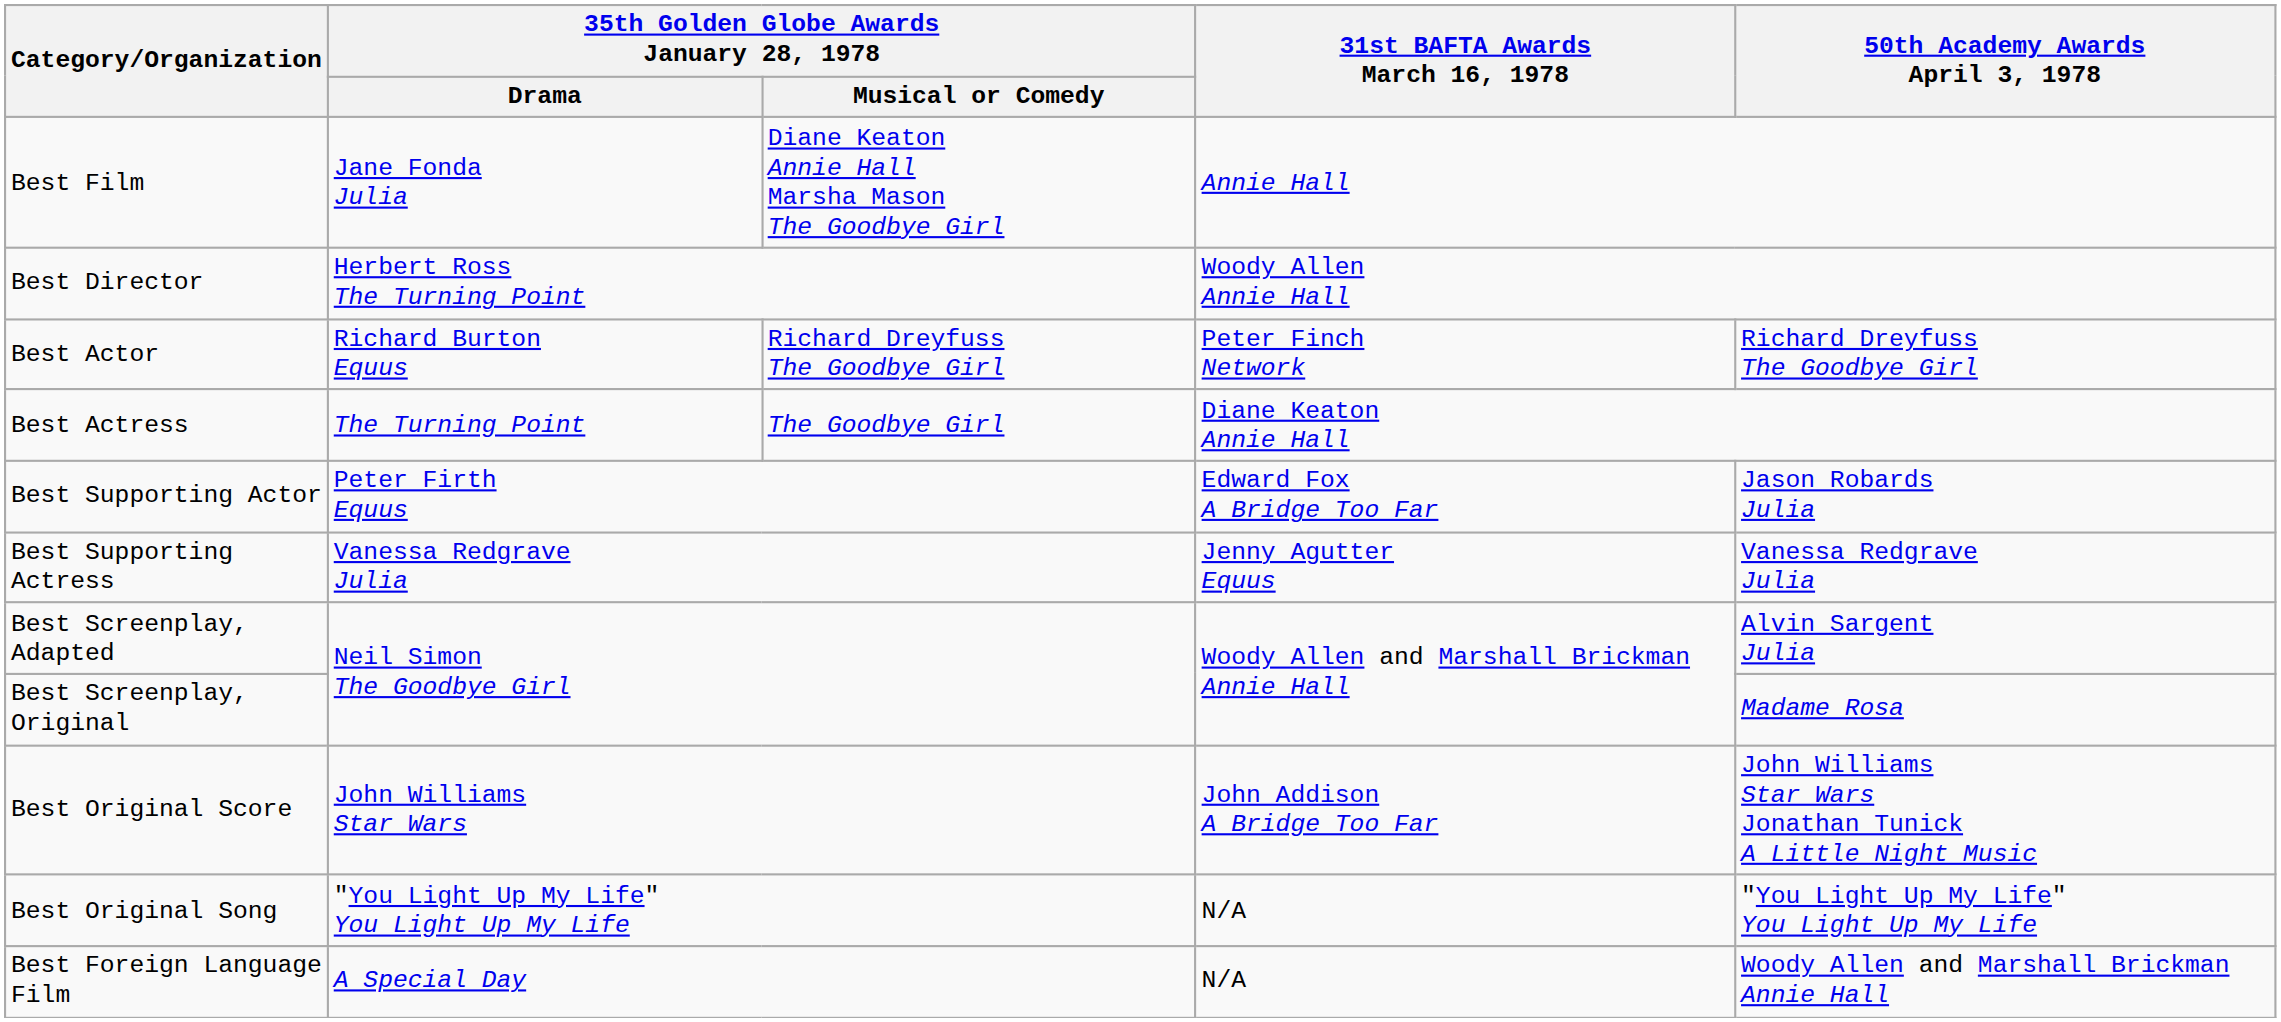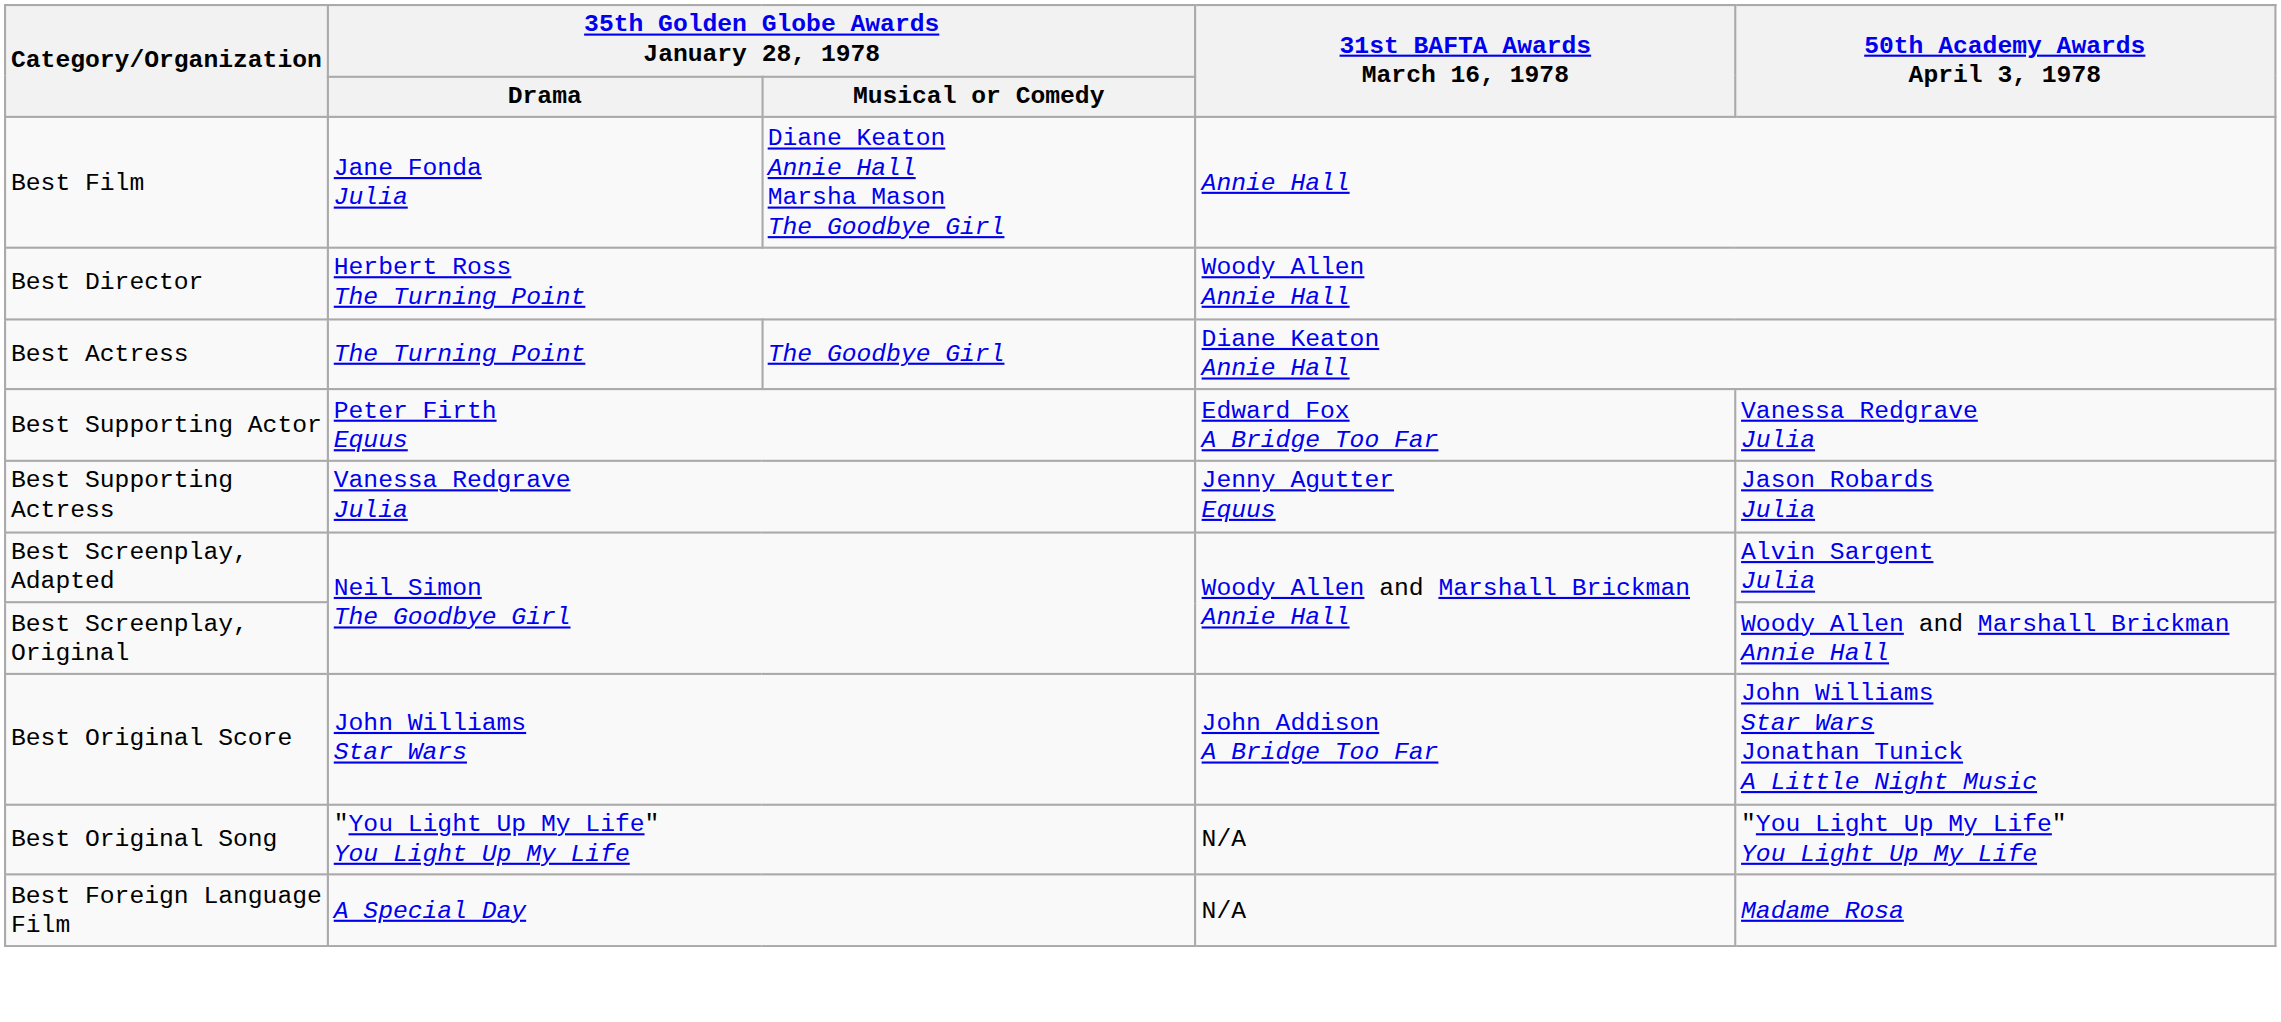- row: (85, 354)
(1837, 496) Jason Robards Julia -> (1859, 425) Vanessa Redgrave Julia
(1859, 567) Vanessa Redgrave Julia -> (1837, 496) Jason Robards Julia
(1822, 709) Madame Rosa -> (1985, 638) Woody Allen and Marshall Brickman Annie Hall
(1985, 981) Woody Allen and Marshall Brickman Annie Hall -> (1822, 910) Madame Rosa
